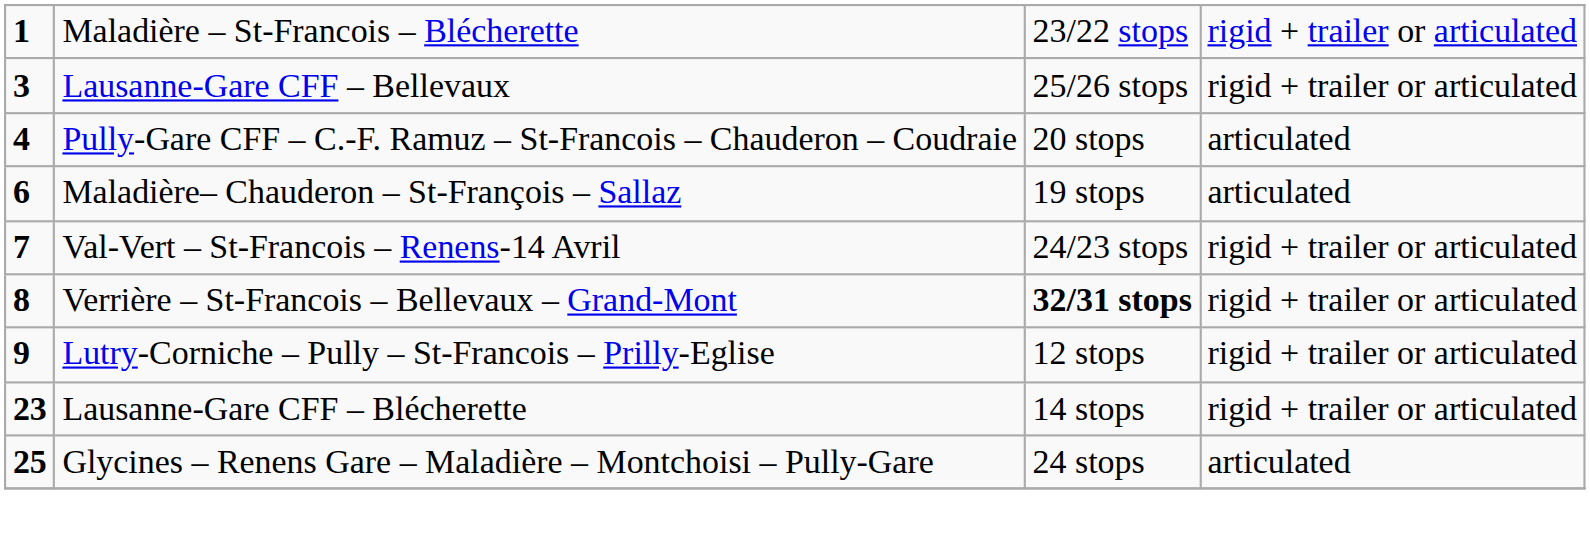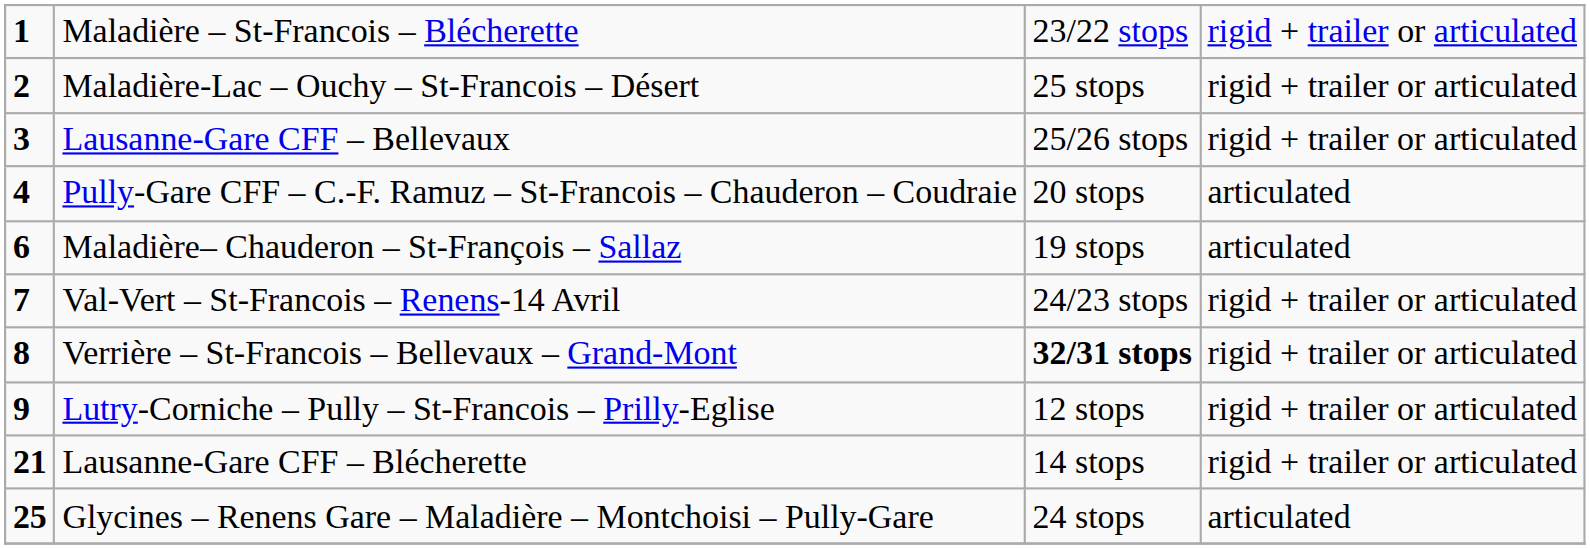+ row: (381, 85)
(30, 407) 23 -> (30, 461) 21
